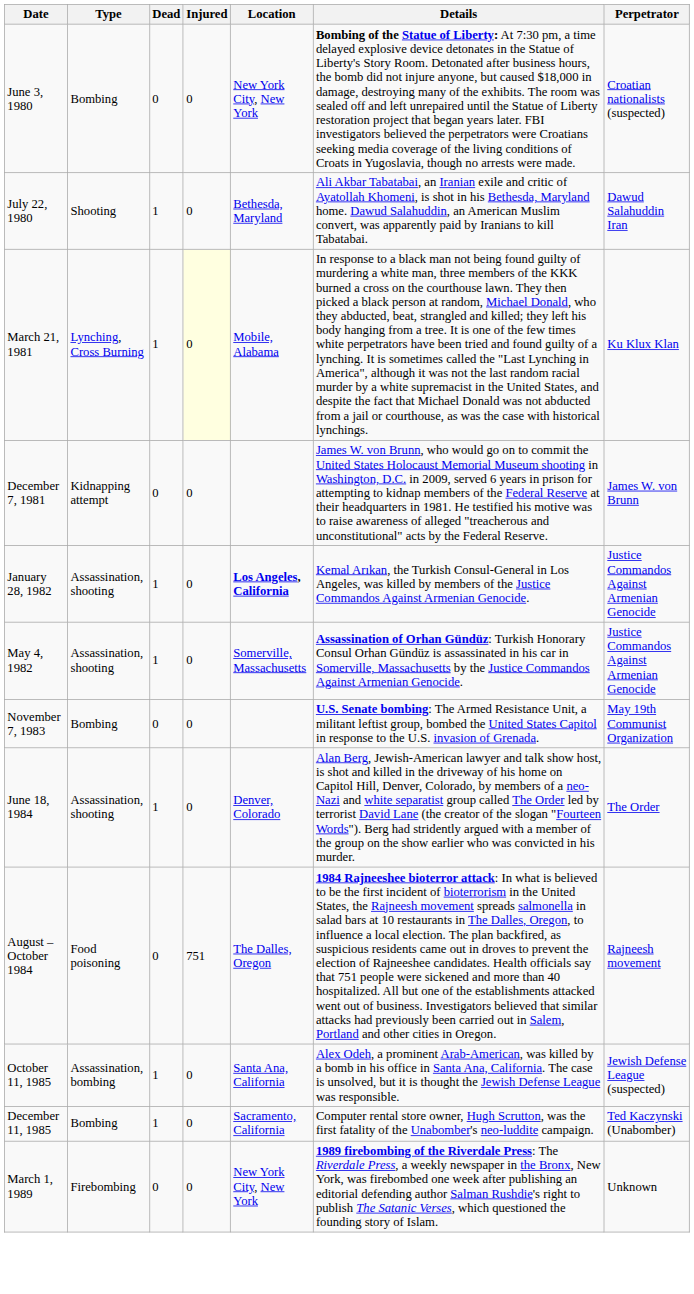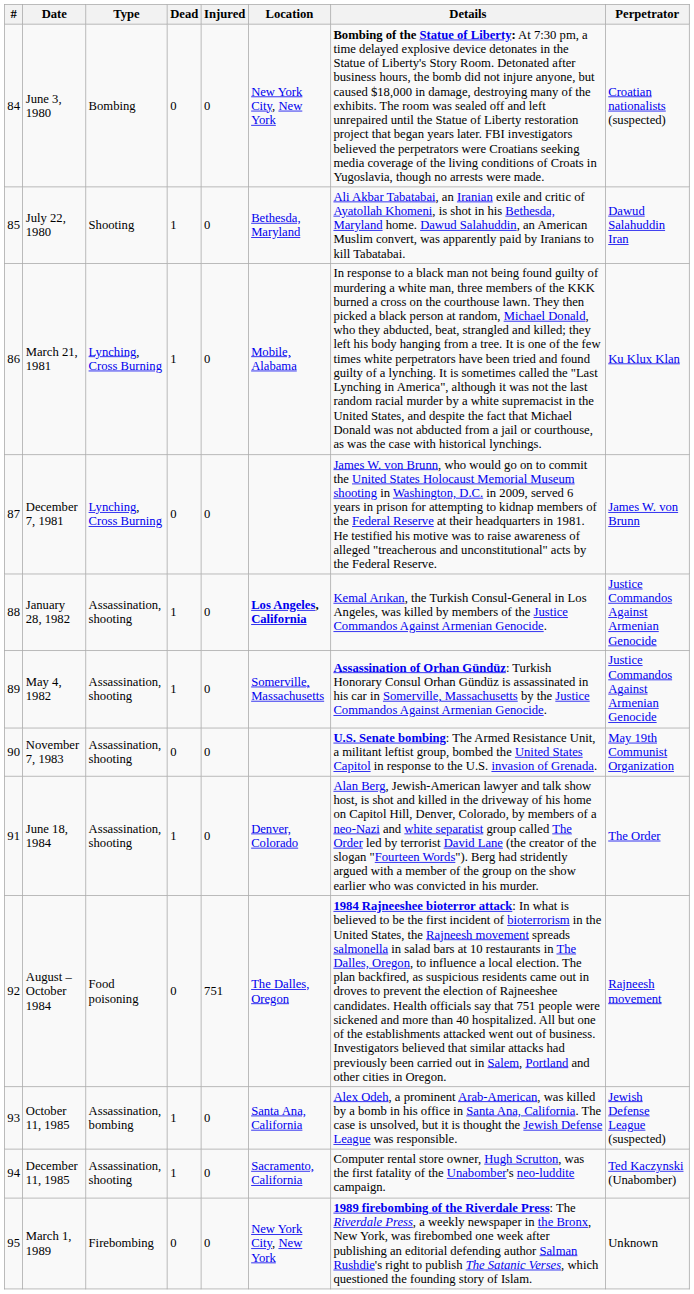+ column: (14, 14)
(189, 344) lightyellow background -> (207, 359) no background
(100, 492) Kidnapping attempt -> (125, 514) Lynching, Cross Burning
(94, 723) Bombing -> (125, 752) Assassination, shooting
(94, 1123) Bombing -> (125, 1173) Assassination, shooting
